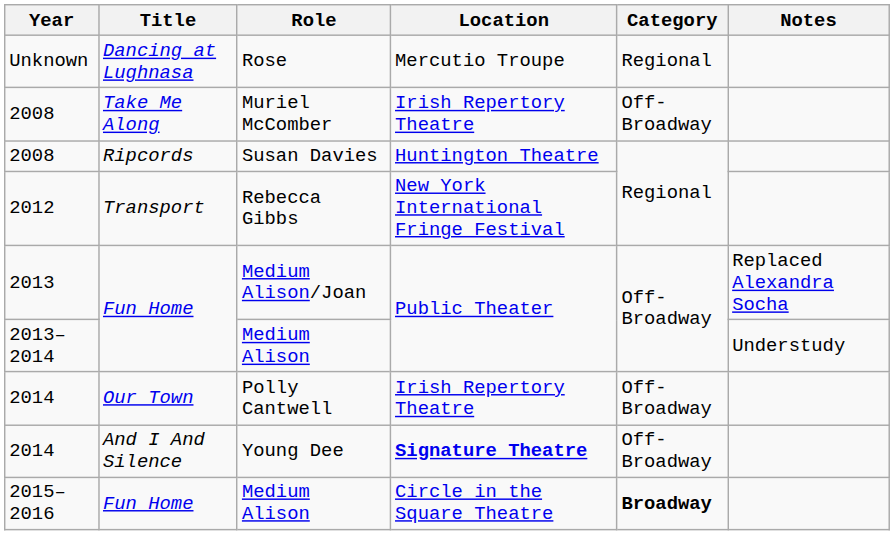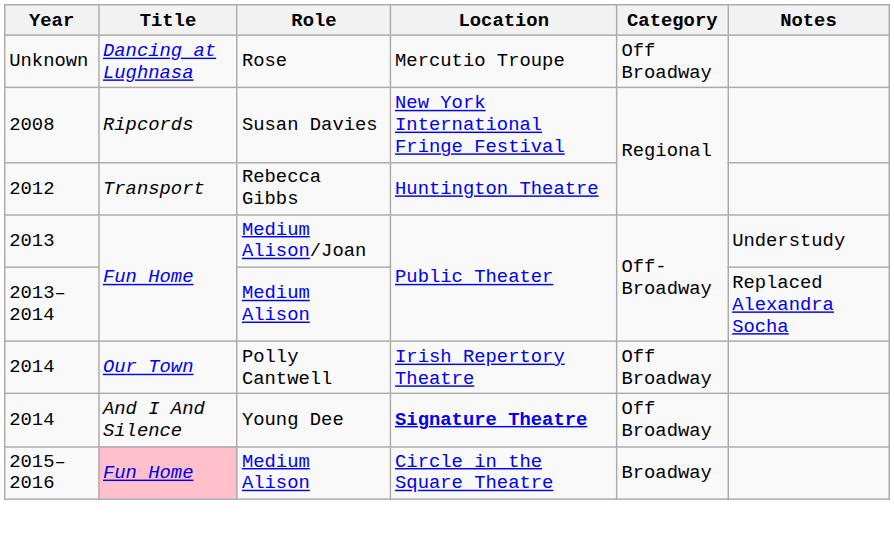(667, 62) Regional -> (667, 62) Off Broadway
- row: (32, 114)
(497, 156) Huntington Theatre -> (480, 125) New York International Fringe Festival
(480, 208) New York International Fringe Festival -> (497, 188) Huntington Theatre
(783, 282) Replaced Alexandra Socha -> (789, 241) Understudy
(789, 346) Understudy -> (783, 304) Replaced Alexandra Socha
(667, 398) Off-Broadway -> (667, 368) Off Broadway
(667, 451) Off-Broadway -> (667, 420) Off Broadway
(148, 503) no background -> (148, 472) pink background
(667, 503) bold -> (667, 472) normal
